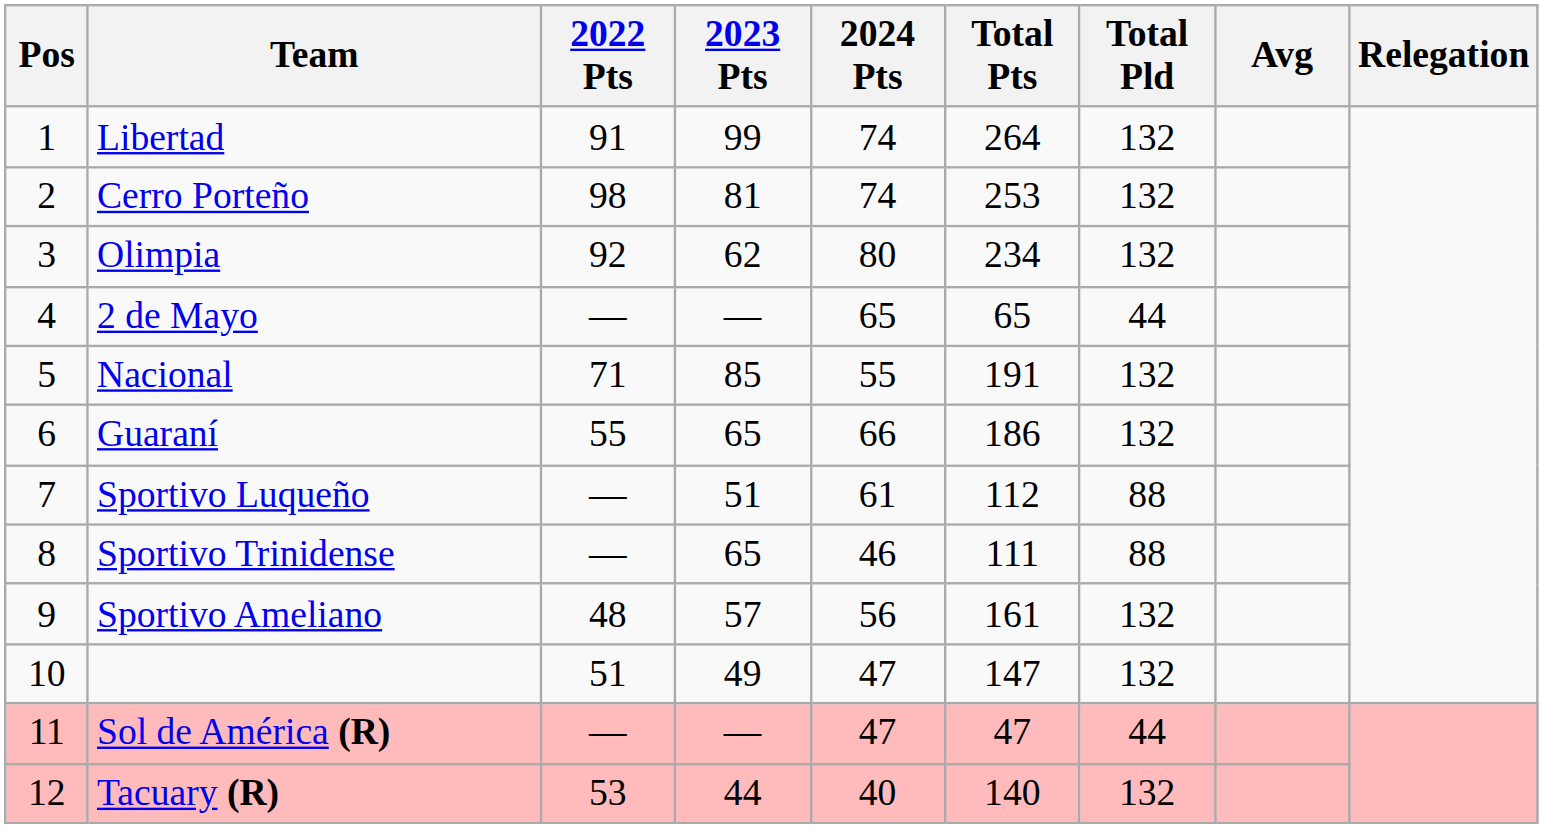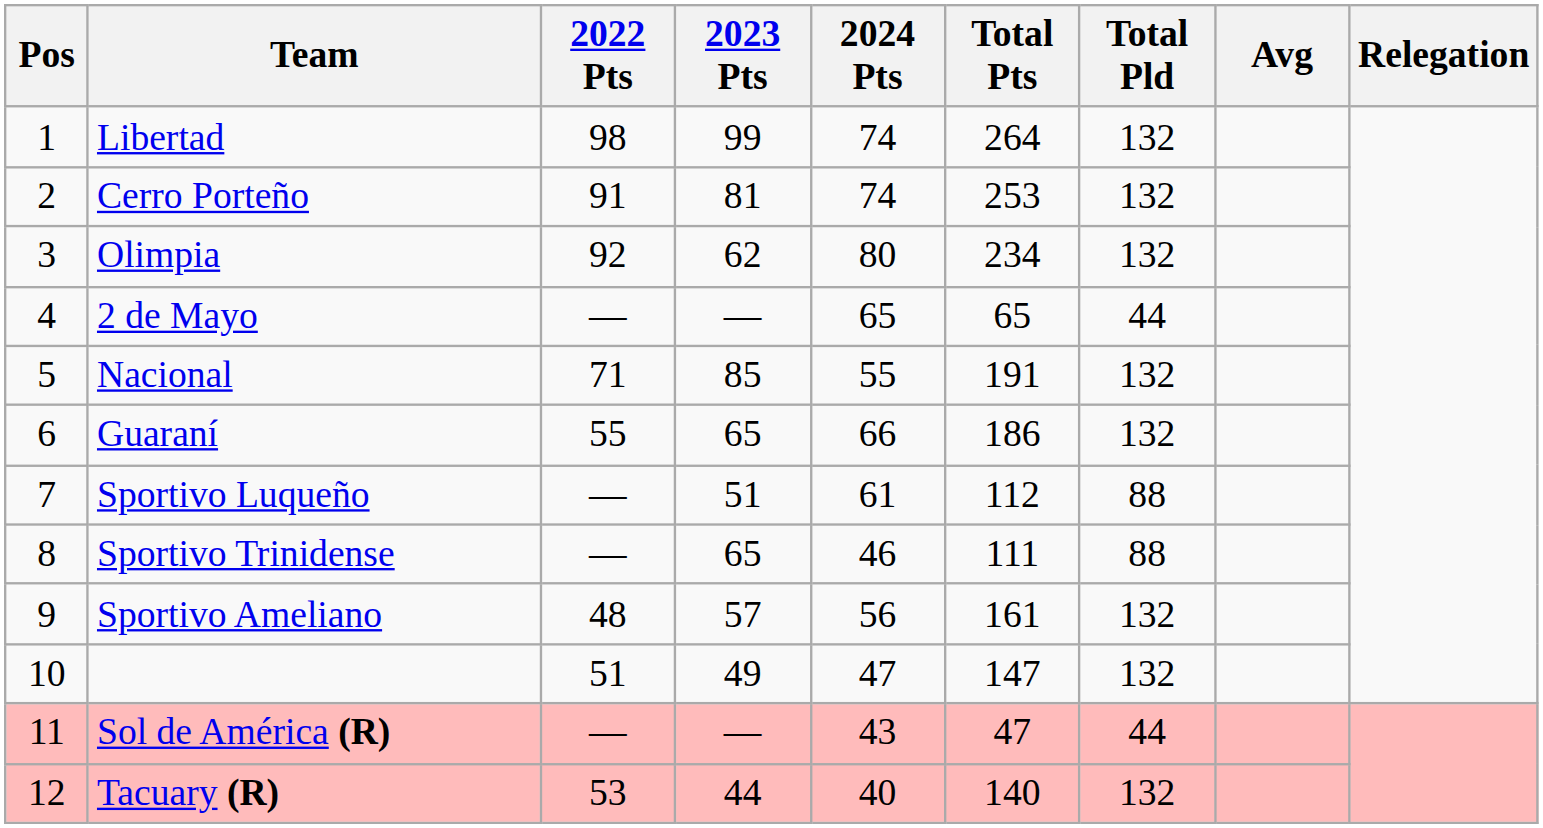(608, 136) 91 -> (608, 136) 98
(608, 195) 98 -> (608, 195) 91
(877, 732) 47 -> (877, 732) 43
